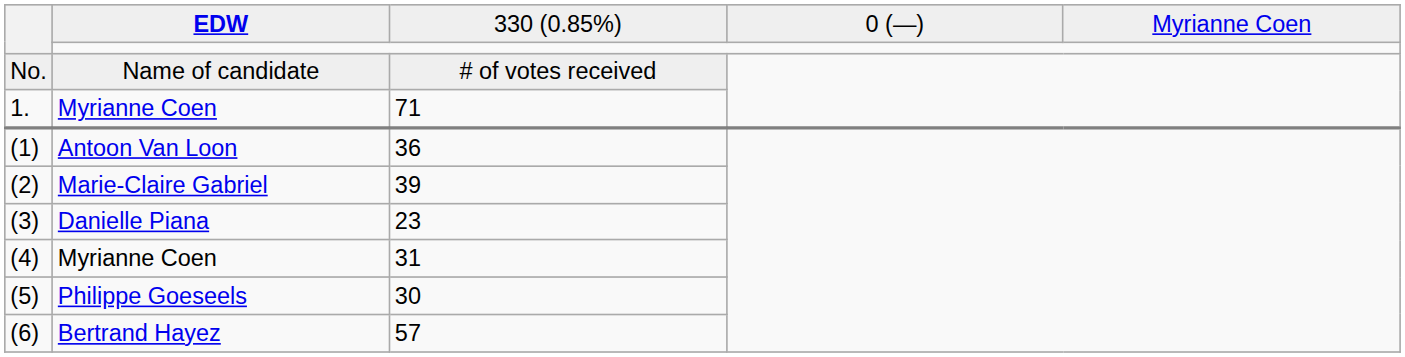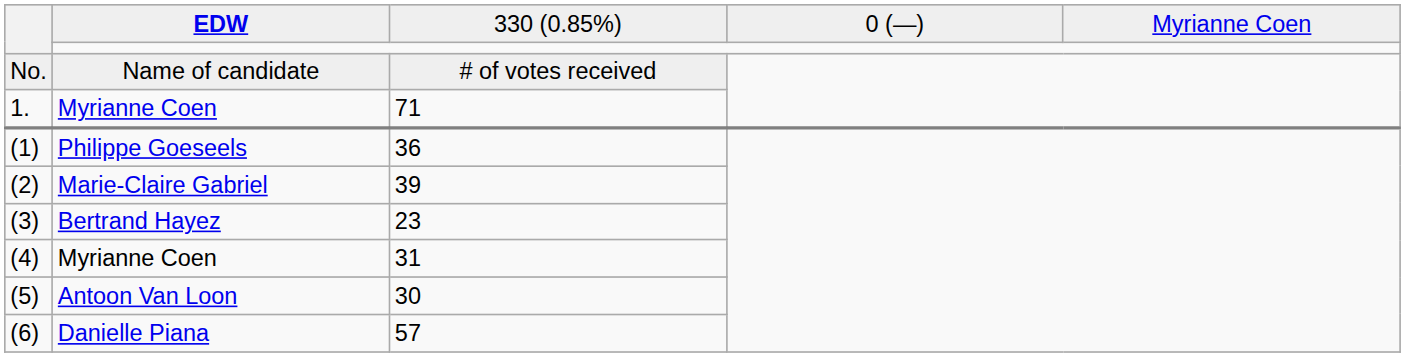(148, 148) Antoon Van Loon -> (152, 148) Philippe Goeseels
(133, 222) Danielle Piana -> (139, 222) Bertrand Hayez
(152, 296) Philippe Goeseels -> (148, 296) Antoon Van Loon
(139, 333) Bertrand Hayez -> (133, 333) Danielle Piana
